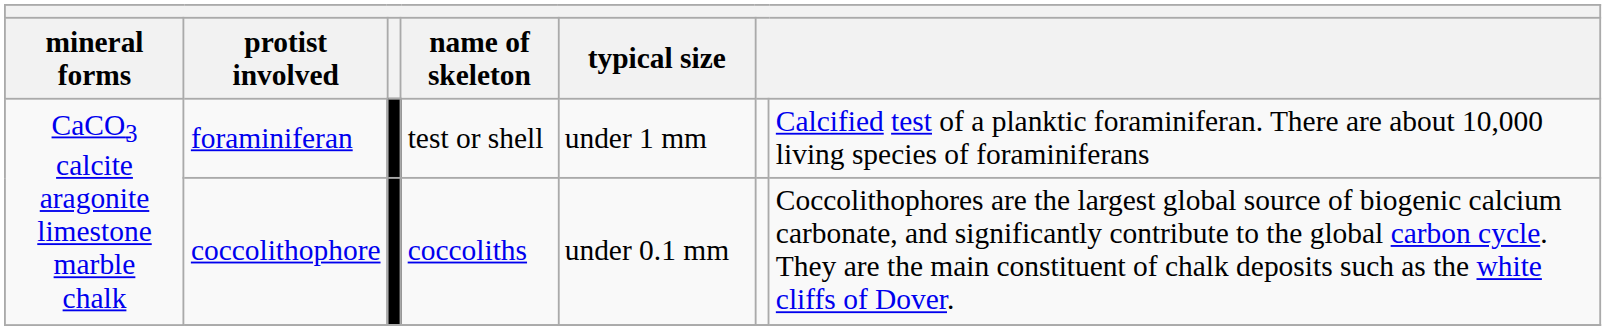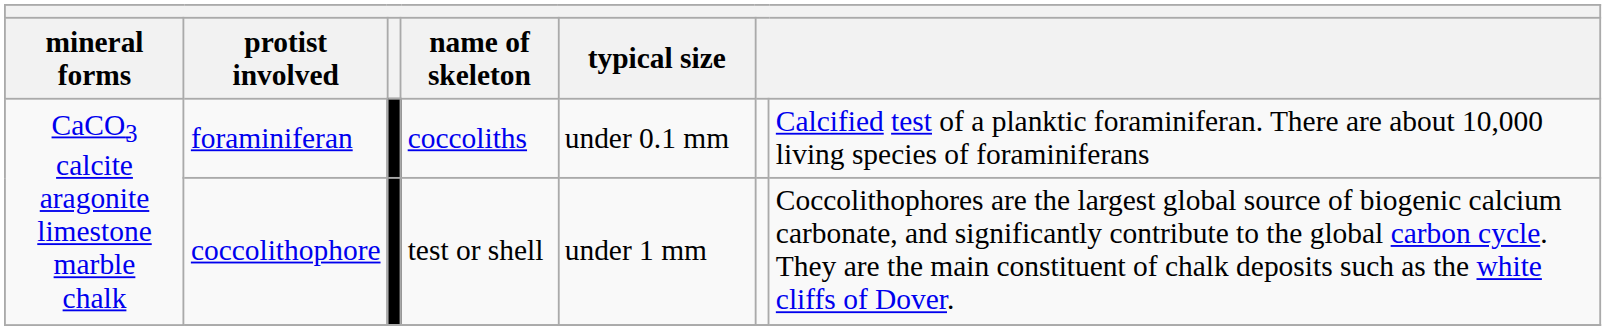(476, 137) test or shell -> (467, 137) coccoliths
(636, 137) under 1 mm -> (647, 137) under 0.1 mm
(467, 250) coccoliths -> (476, 250) test or shell
(647, 250) under 0.1 mm -> (636, 250) under 1 mm
